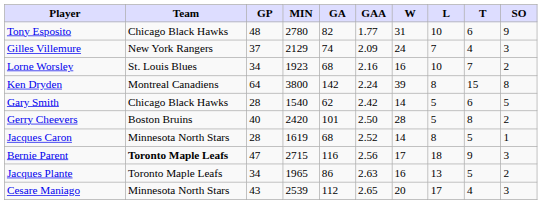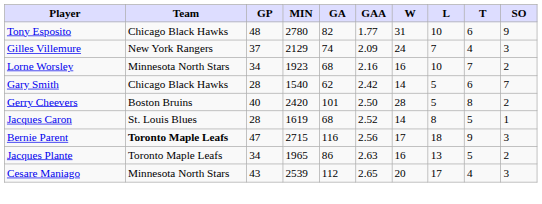(162, 66) St. Louis Blues -> (179, 66) Minnesota North Stars
- row: (34, 84)
(506, 102) 5 -> (506, 84) 7
(179, 137) Minnesota North Stars -> (162, 119) St. Louis Blues
